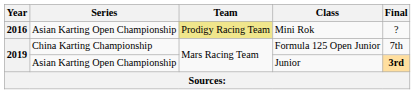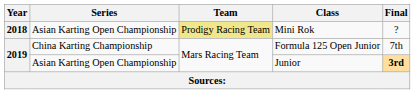(17, 30) 2016 -> (17, 30) 2018
